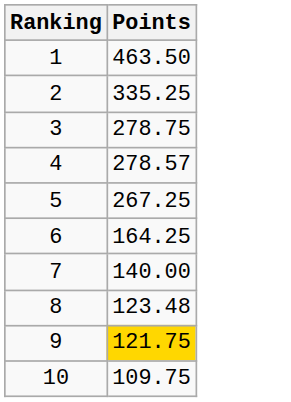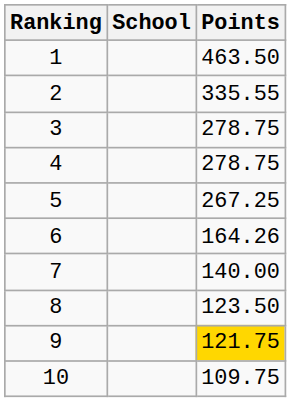+ column: (151, 23)
(151, 94) 335.25 -> (241, 94) 335.55
(151, 165) 278.57 -> (241, 165) 278.75
(151, 236) 164.25 -> (241, 236) 164.26
(151, 307) 123.48 -> (241, 307) 123.50
